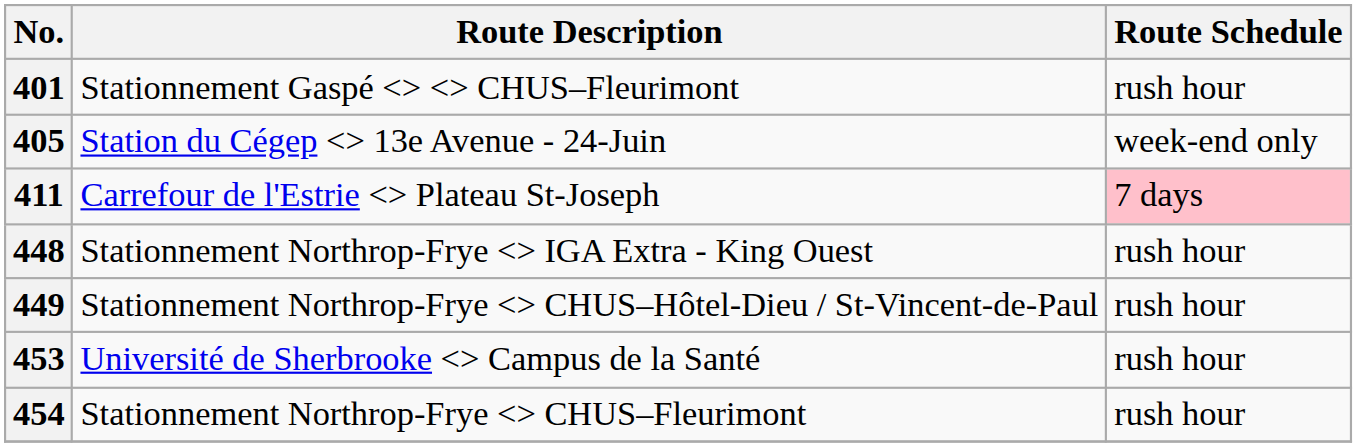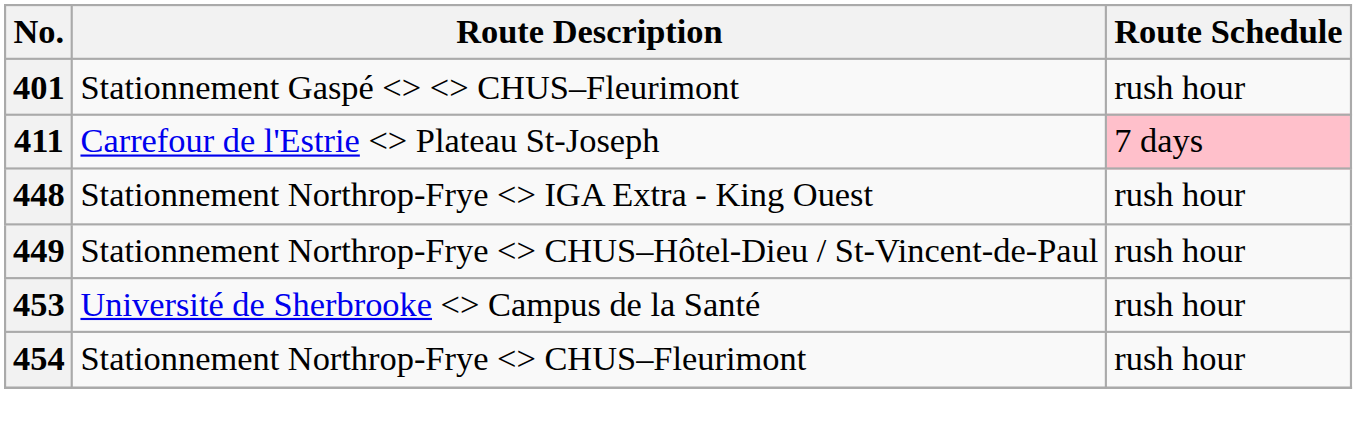- row: (39, 140)
